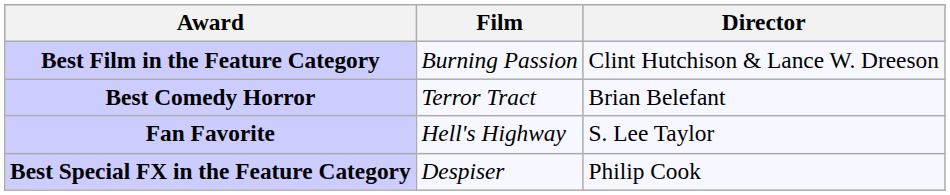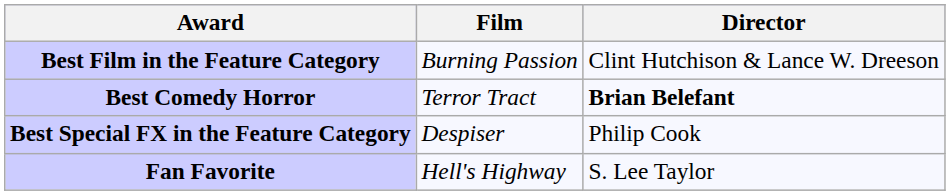(657, 97) normal -> (662, 97) bold
rows swapped: (210, 171) <-> (210, 134)
